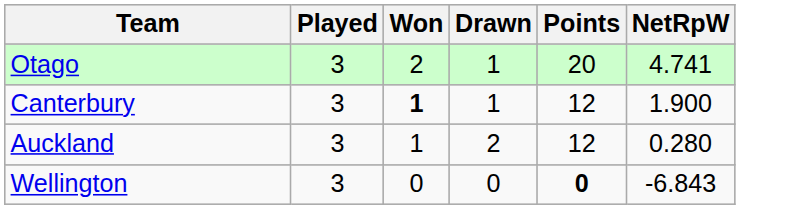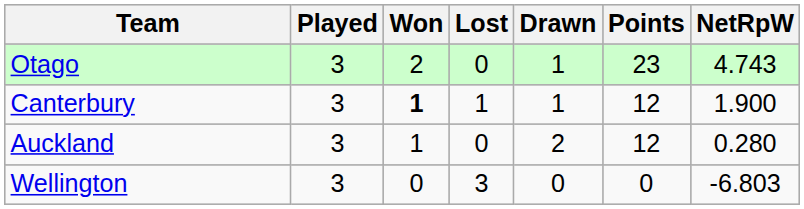+ column: (482, 24)
(582, 64) 20 -> (646, 64) 23
(681, 64) 4.741 -> (745, 64) 4.743
(582, 183) bold -> (646, 183) normal
(681, 183) -6.843 -> (745, 183) -6.803
